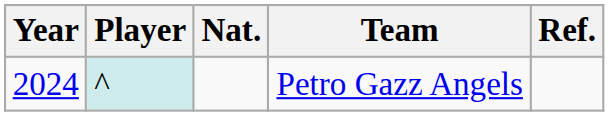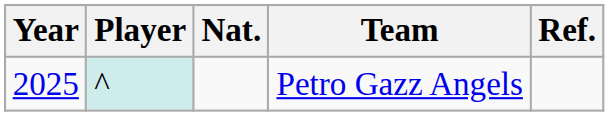(46, 83) 2024 -> (46, 83) 2025
